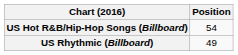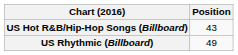(211, 27) 54 -> (211, 27) 43
